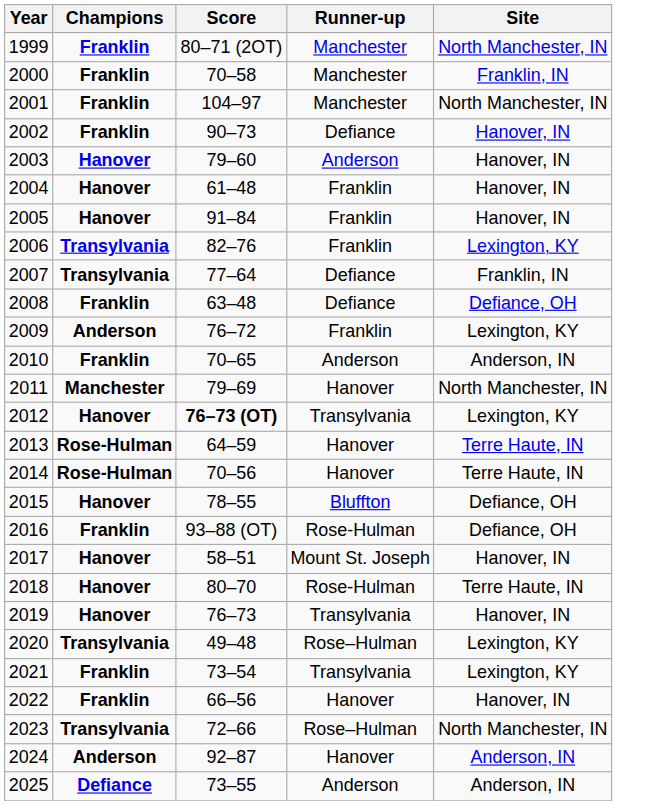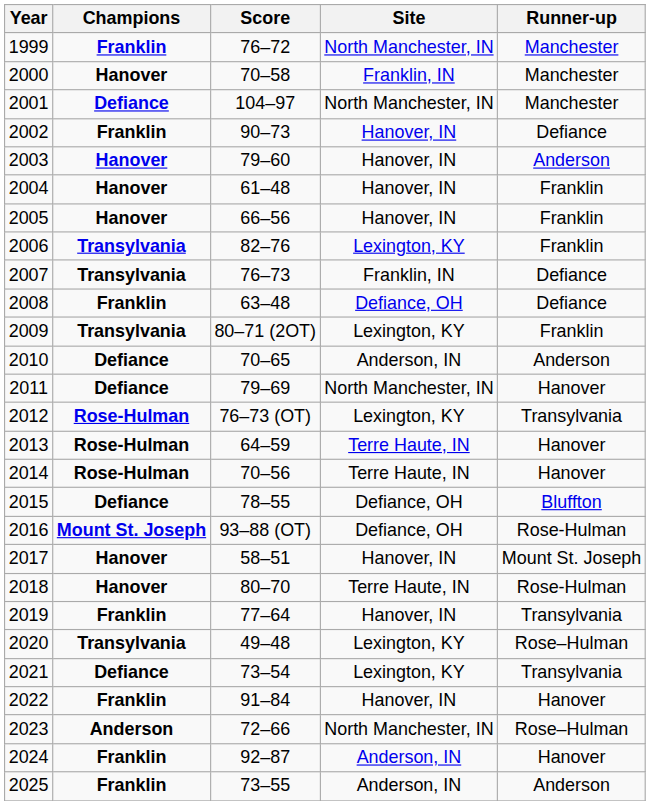columns swapped: (360, 18) <-> (523, 18)
(231, 47) 80–71 (2OT) -> (265, 47) 76–72
(115, 75) Franklin -> (131, 75) Hanover
(115, 103) Franklin -> (131, 103) Defiance
(231, 217) 91–84 -> (265, 217) 66–56
(231, 274) 77–64 -> (265, 274) 76–73
(115, 331) Anderson -> (131, 331) Transylvania
(231, 331) 76–72 -> (265, 331) 80–71 (2OT)
(115, 359) Franklin -> (131, 359) Defiance
(115, 388) Manchester -> (131, 388) Defiance
(115, 416) Hanover -> (131, 416) Rose-Hulman
(231, 416) bold -> (265, 416) normal
(115, 501) Hanover -> (131, 501) Defiance
(115, 530) Franklin -> (131, 530) Mount St. Joseph
(115, 615) Hanover -> (131, 615) Franklin
(231, 615) 76–73 -> (265, 615) 77–64
(115, 672) Franklin -> (131, 672) Defiance
(231, 700) 66–56 -> (265, 700) 91–84
(115, 729) Transylvania -> (131, 729) Anderson
(115, 757) Anderson -> (131, 757) Franklin
(115, 786) Defiance -> (131, 786) Franklin
